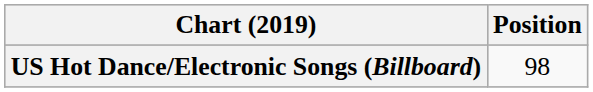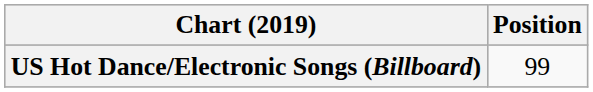(537, 65) 98 -> (537, 65) 99
